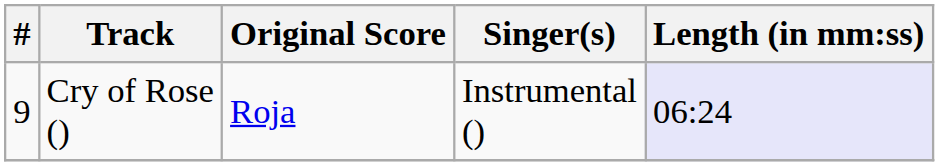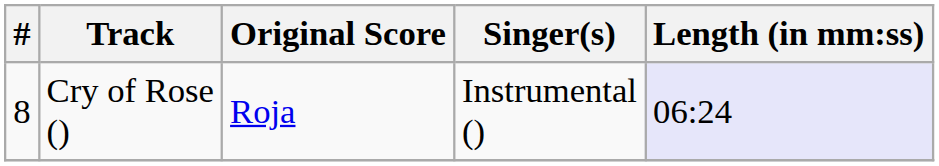(22, 110) 9 -> (22, 110) 8
